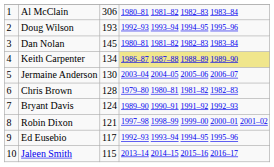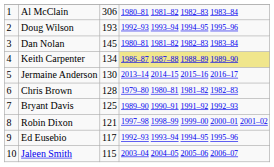(180, 75) 2003–04 2004–05 2005–06 2006–07 -> (180, 75) 2013–14 2014–15 2015–16 2016–17
(109, 106) 124 -> (109, 106) 125
(180, 153) 2013–14 2014–15 2015–16 2016–17 -> (180, 153) 2003–04 2004–05 2005–06 2006–07
